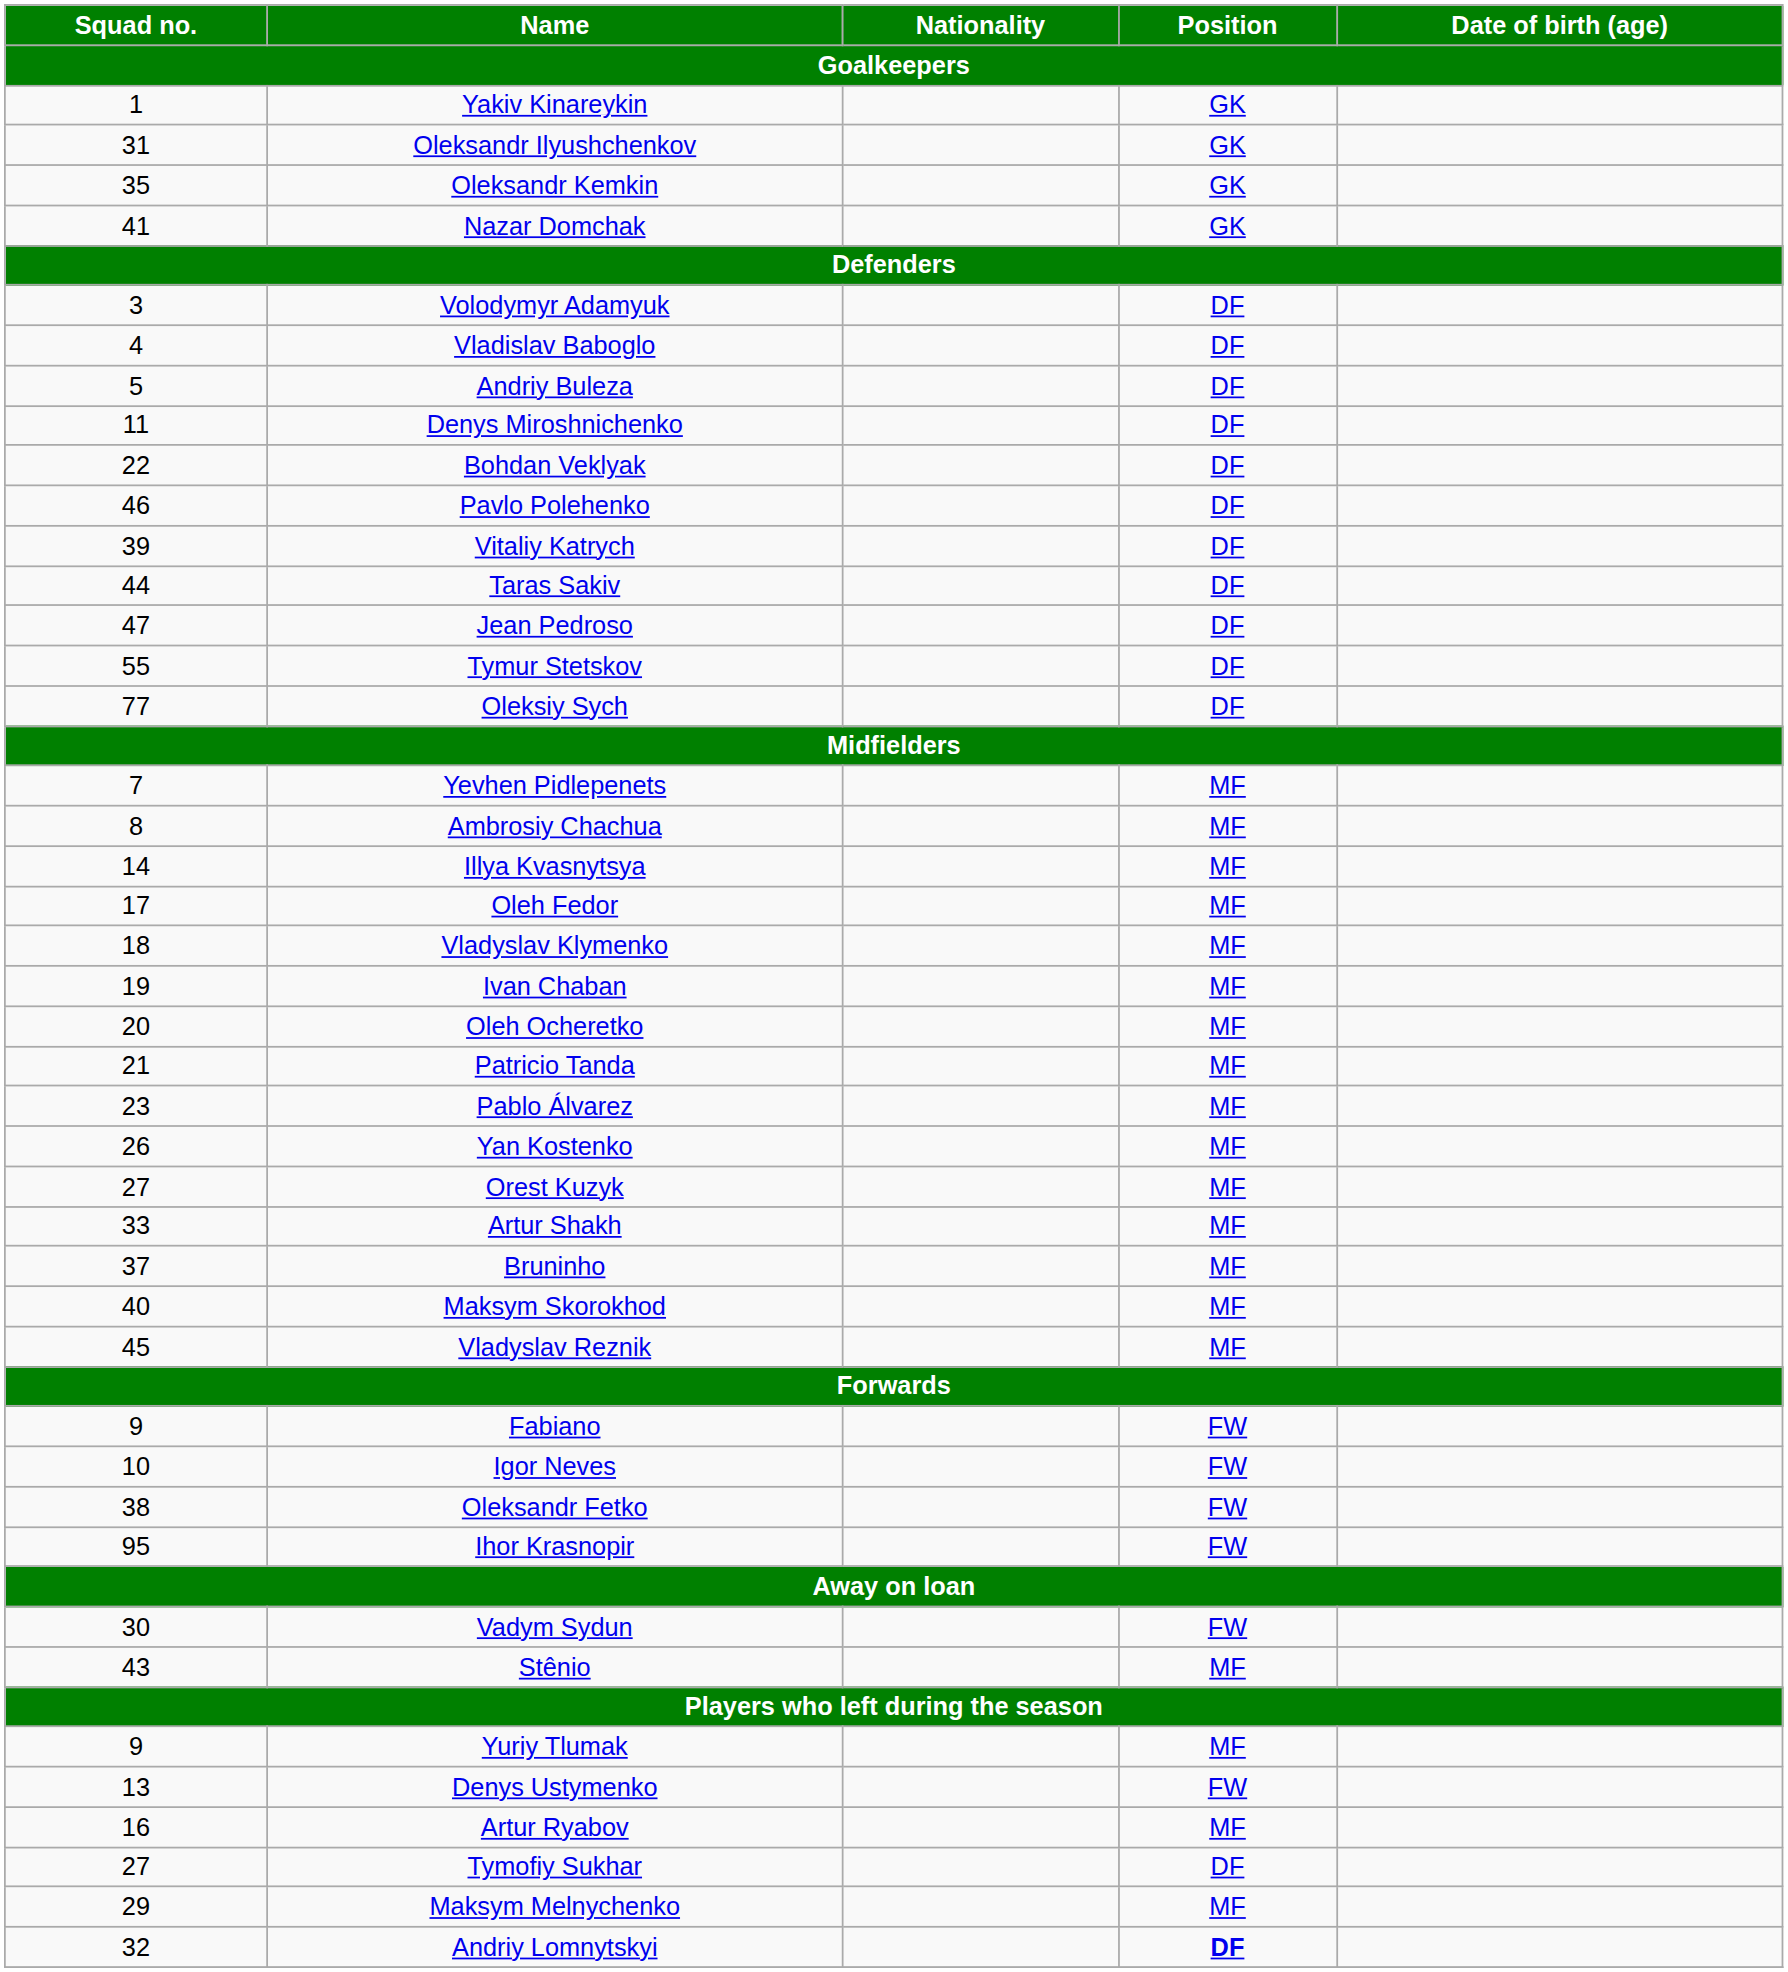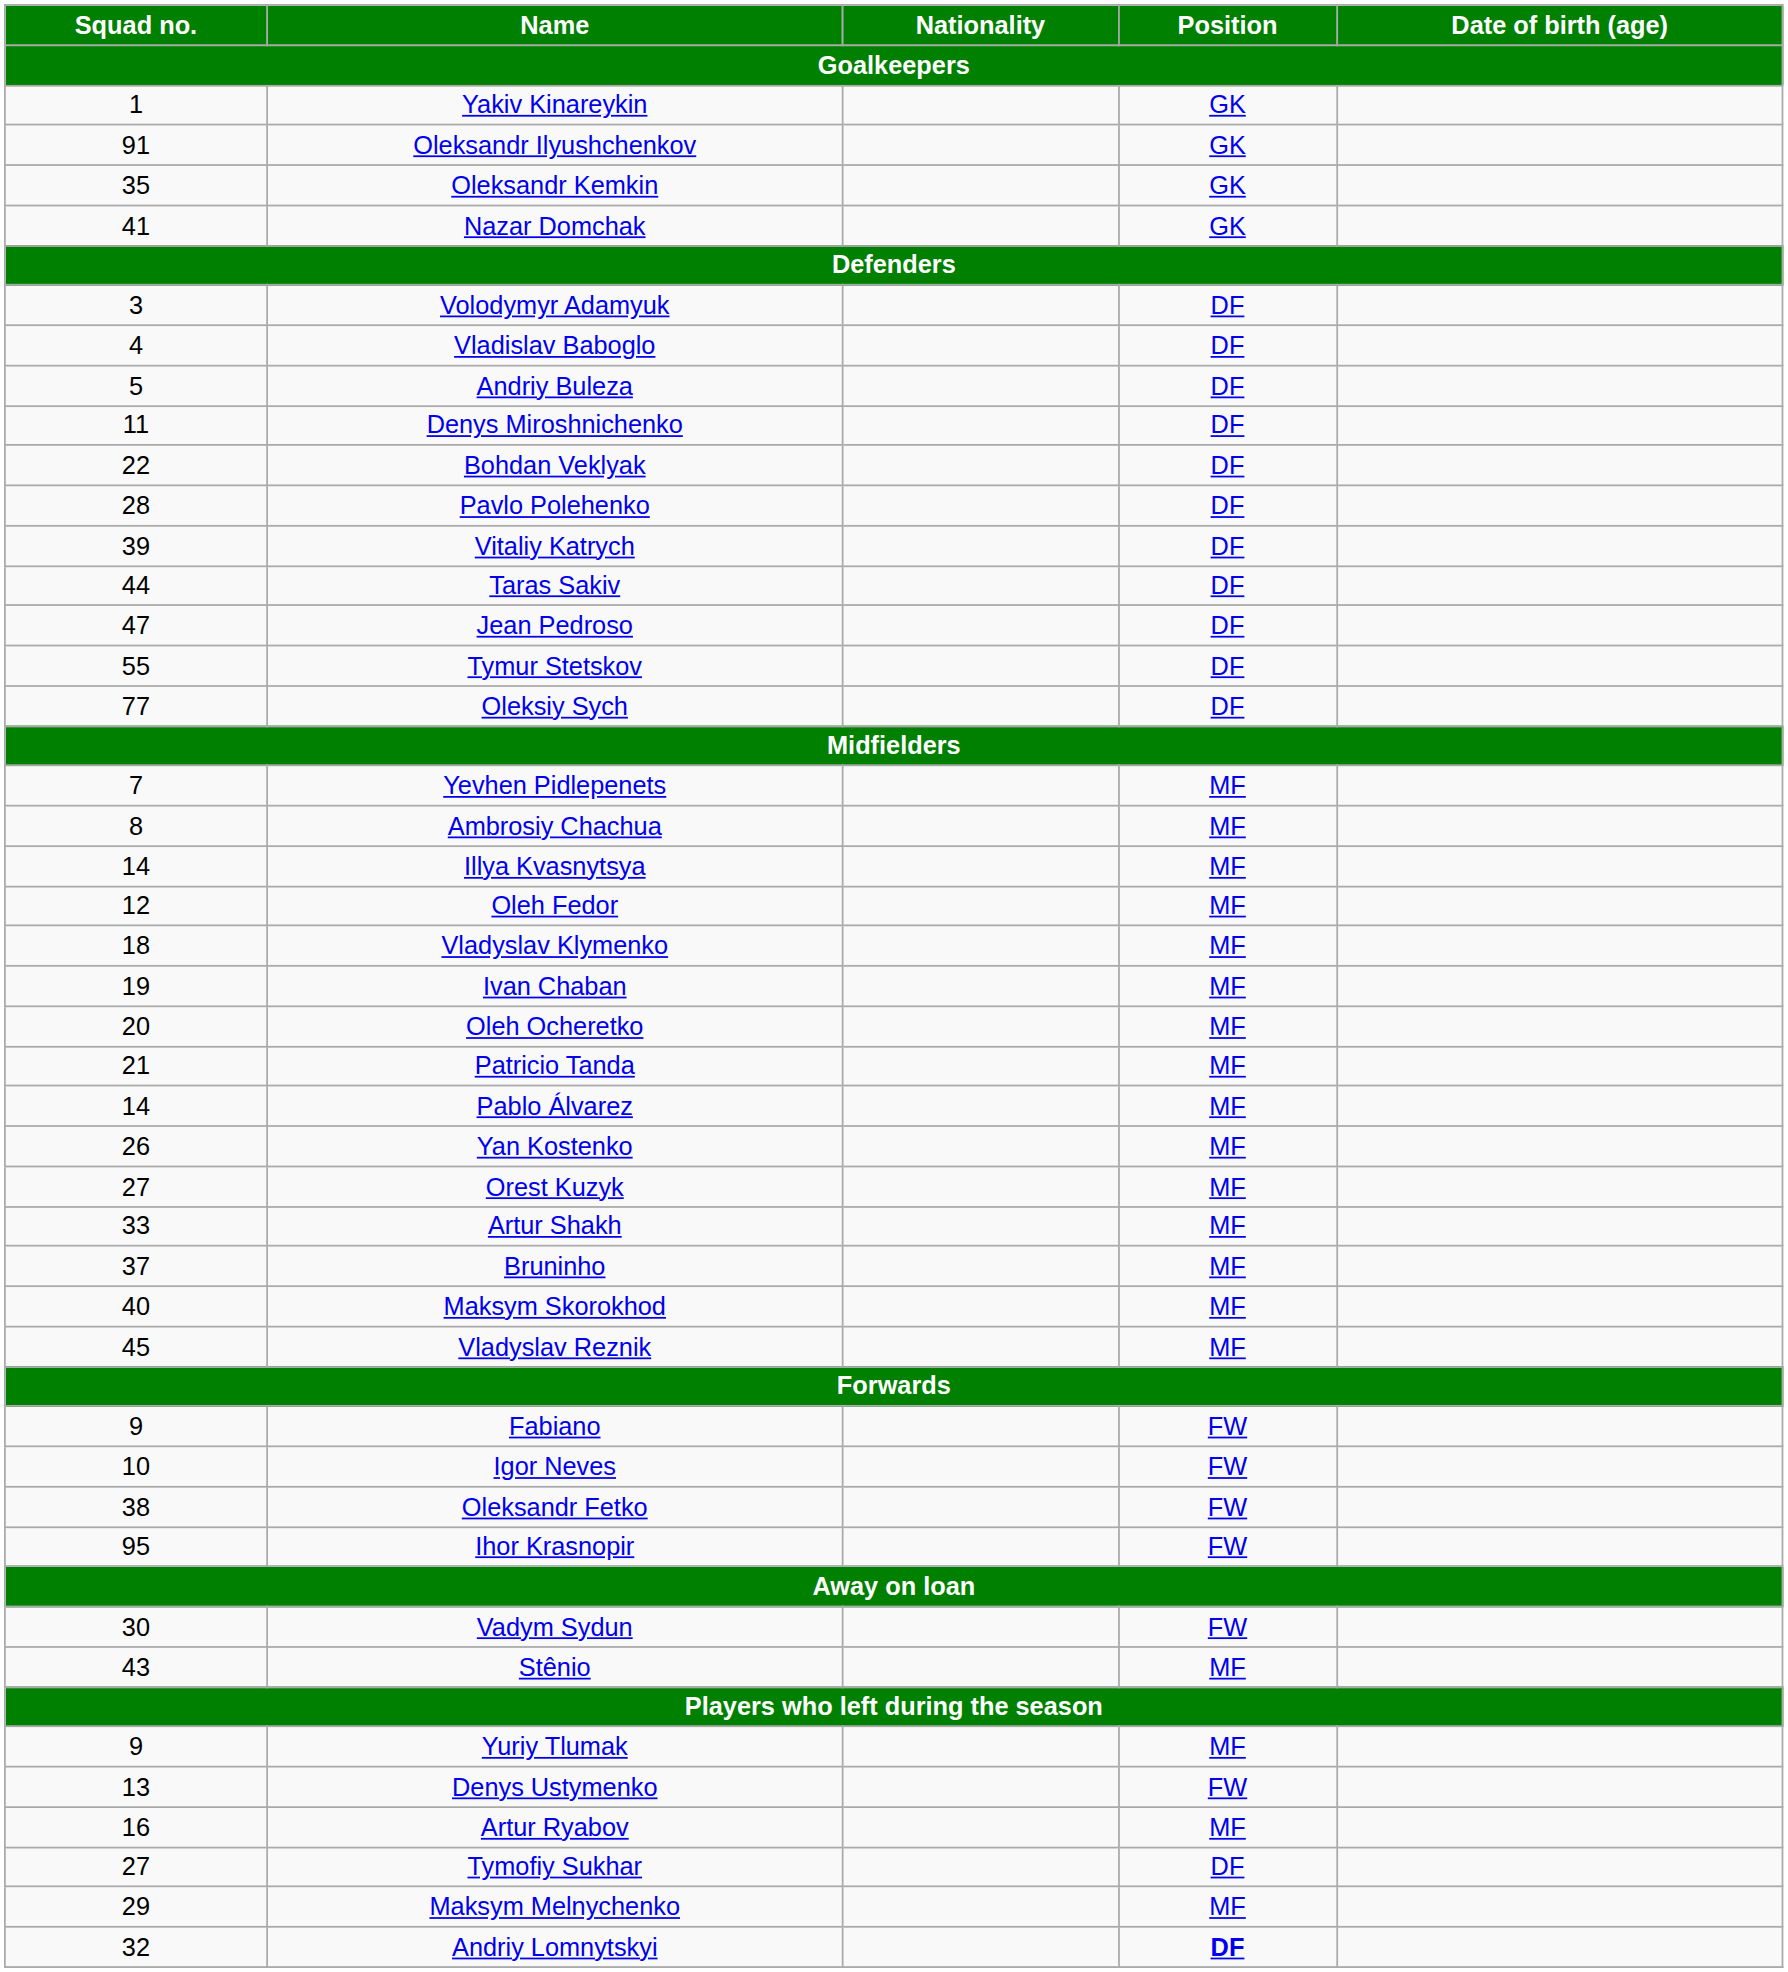(136, 145) 31 -> (136, 145) 91
(136, 506) 46 -> (136, 506) 28
(136, 906) 17 -> (136, 906) 12
(136, 1106) 23 -> (136, 1106) 14
